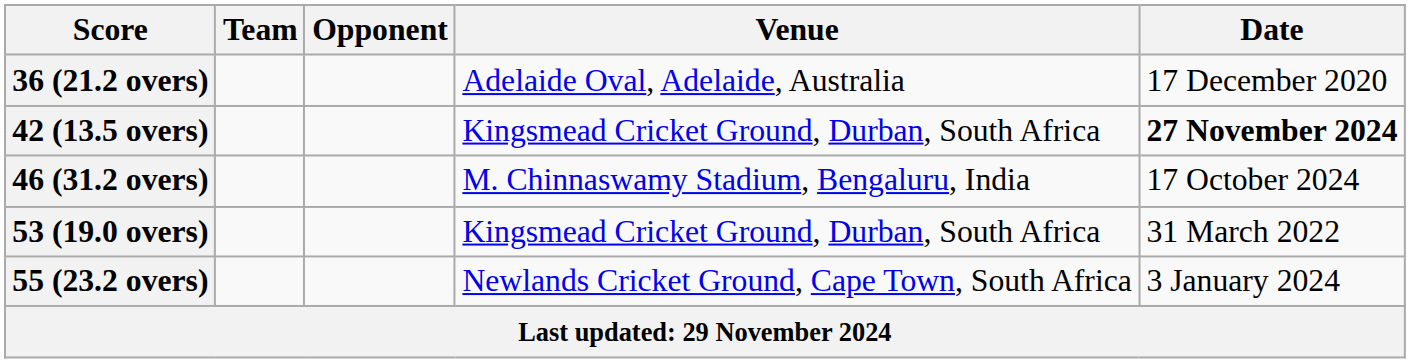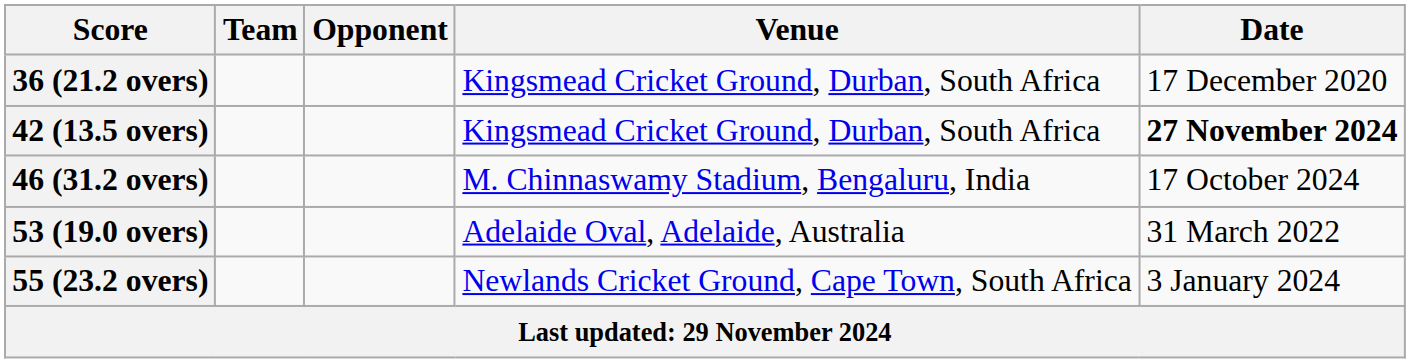(684, 79) Adelaide Oval, Adelaide, Australia -> (781, 79) Kingsmead Cricket Ground, Durban, South Africa
(781, 230) Kingsmead Cricket Ground, Durban, South Africa -> (684, 230) Adelaide Oval, Adelaide, Australia
